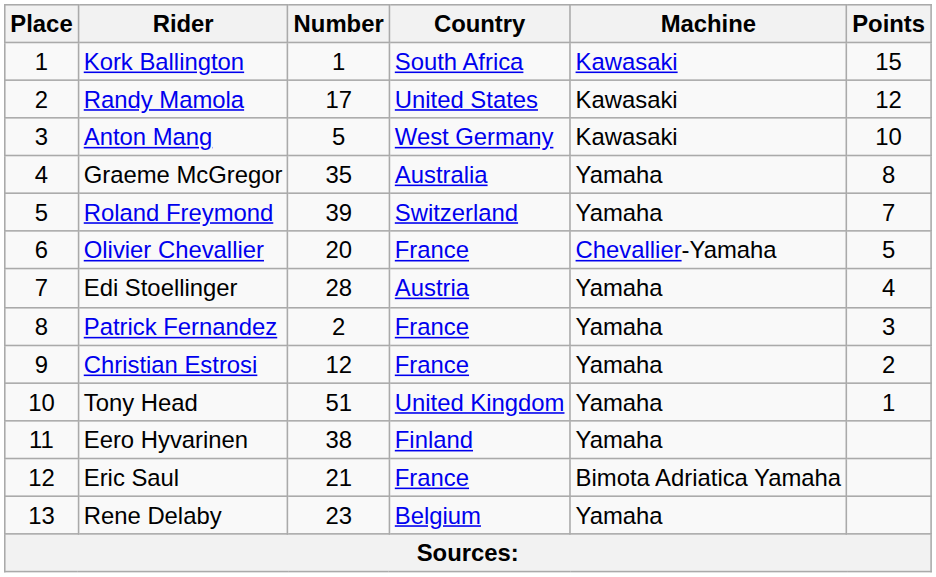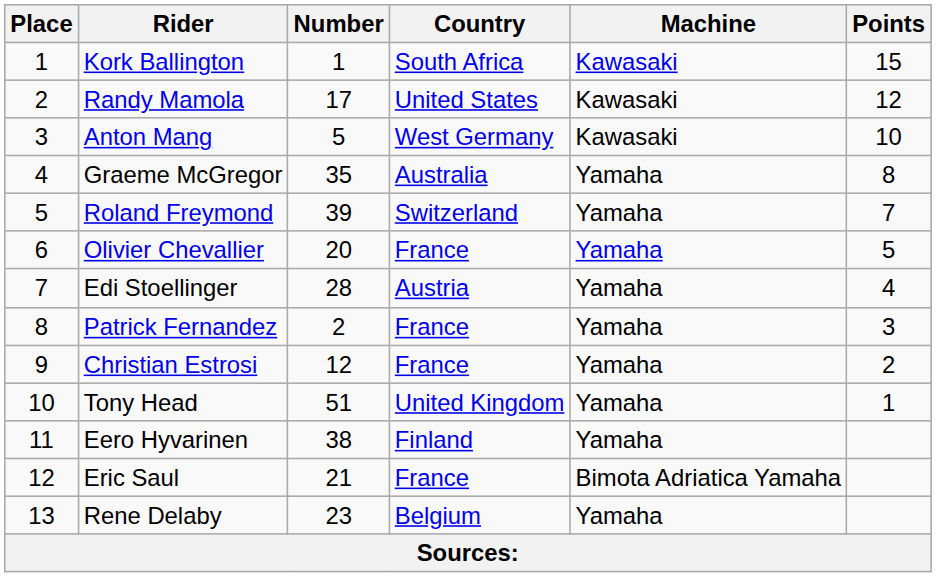(676, 251) Chevallier-Yamaha -> (619, 251) Yamaha
